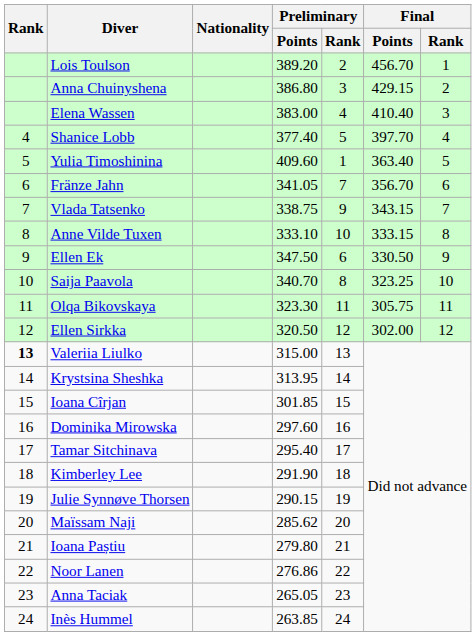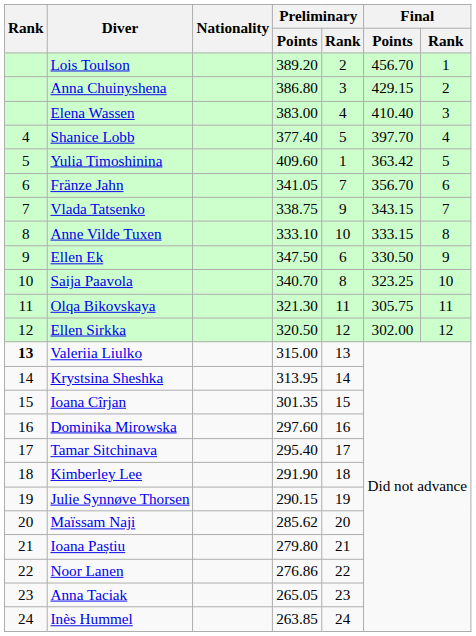(392, 161) 363.40 -> (392, 161) 363.42
(297, 305) 323.30 -> (297, 305) 321.30
(297, 402) 301.85 -> (297, 402) 301.35
